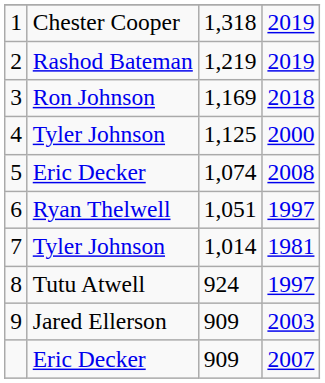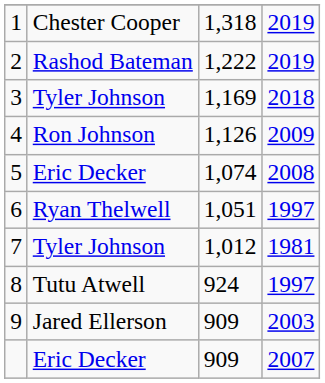(230, 60) 1,219 -> (230, 60) 1,222
(94, 97) Ron Johnson -> (99, 97) Tyler Johnson
(99, 135) Tyler Johnson -> (94, 135) Ron Johnson
(230, 135) 1,125 -> (230, 135) 1,126
(291, 135) 2000 -> (291, 135) 2009
(230, 246) 1,014 -> (230, 246) 1,012
